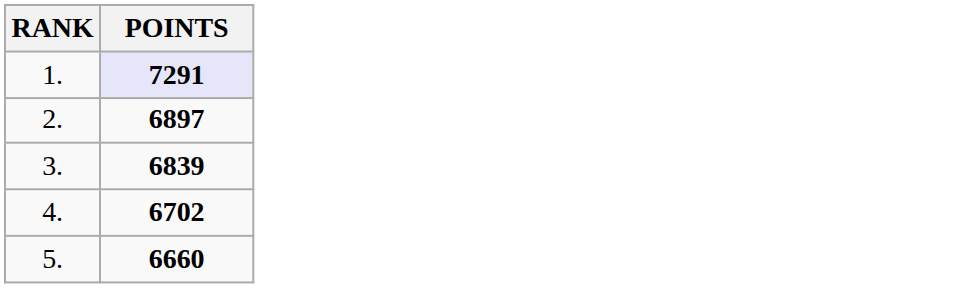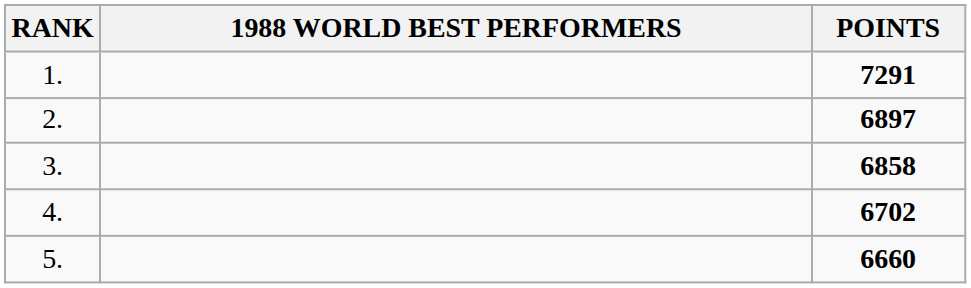+ column: (456, 27)
(177, 74) lavender background -> (888, 74) no background
(177, 166) 6839 -> (888, 166) 6858
